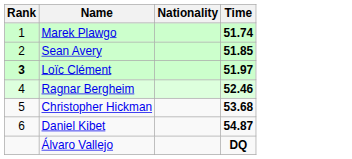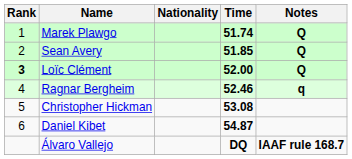+ column: (301, 13)
(238, 70) 51.97 -> (238, 70) 52.00
(238, 107) 53.68 -> (238, 107) 53.08
